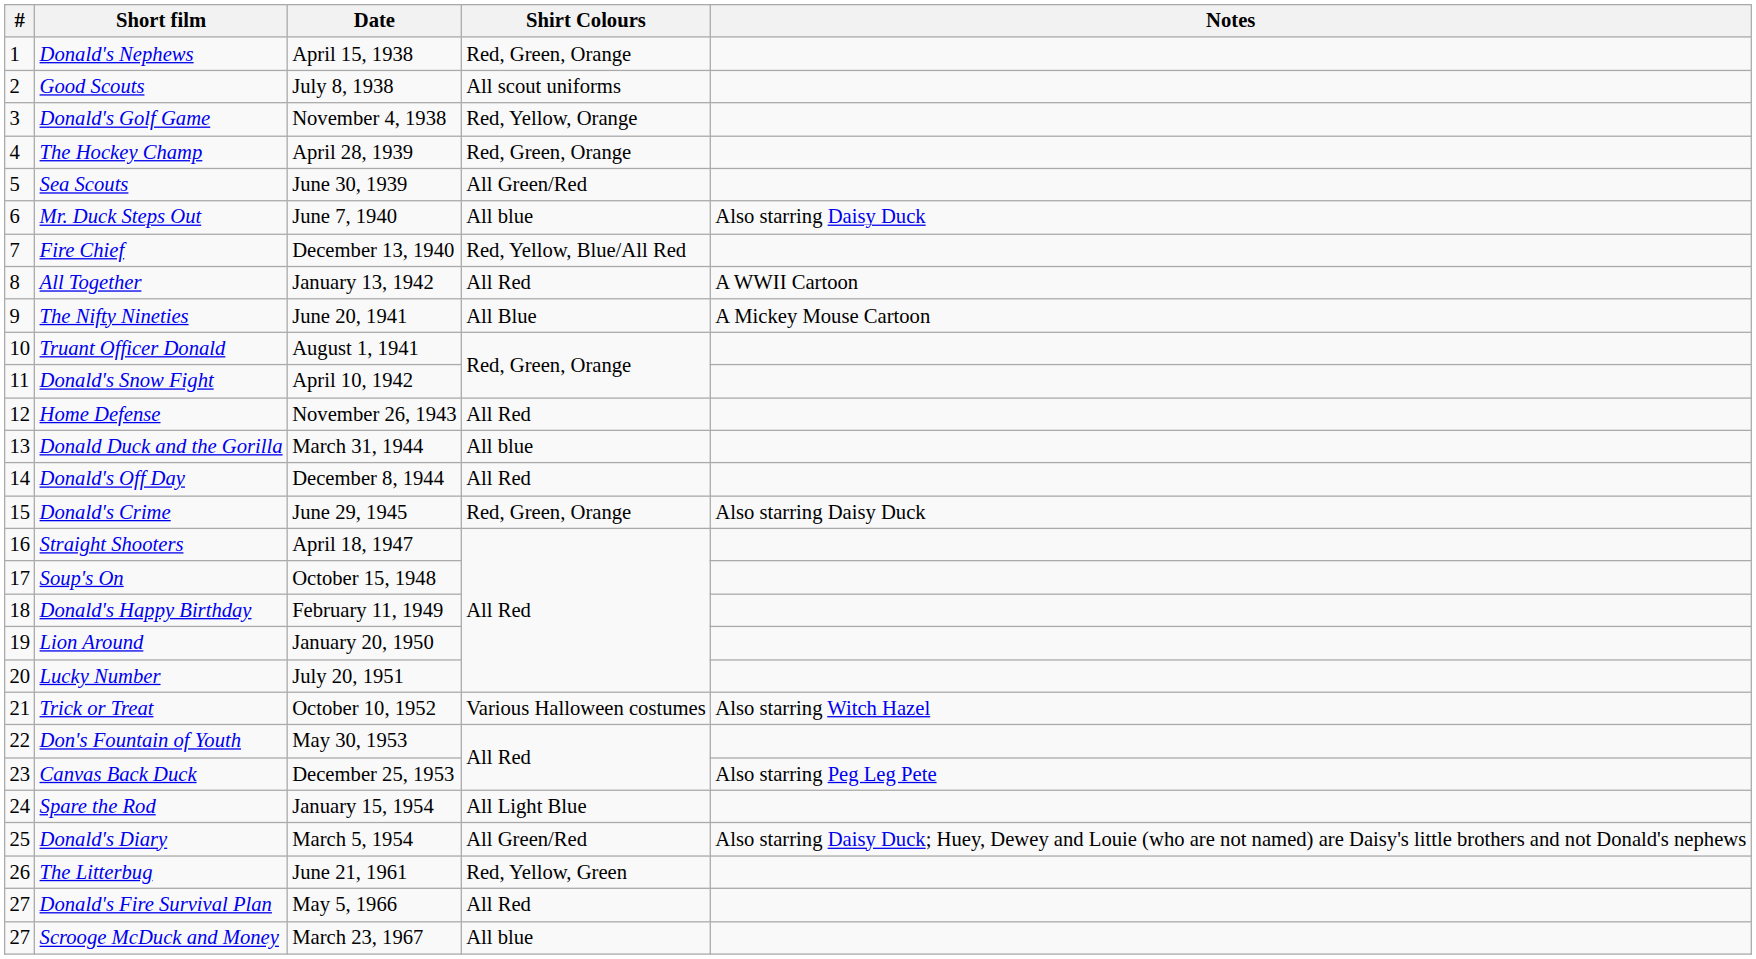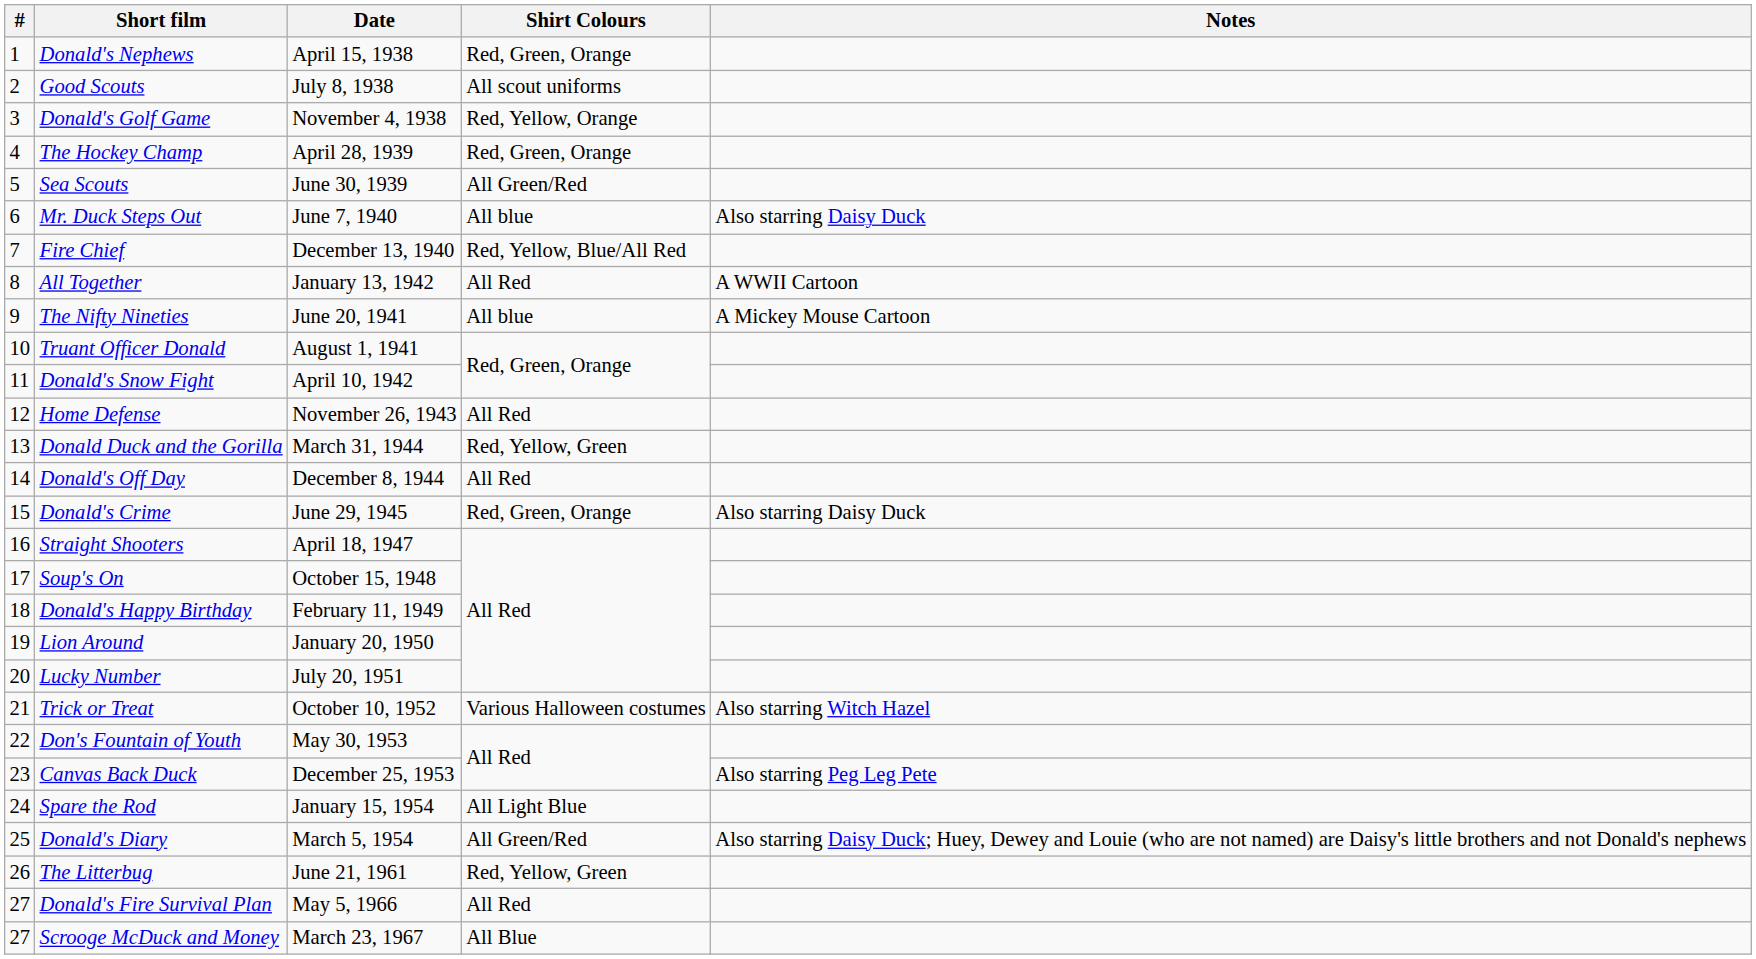(501, 315) All Blue -> (500, 315) All blue
(500, 446) All blue -> (547, 446) Red, Yellow, Green
(500, 937) All blue -> (501, 937) All Blue
